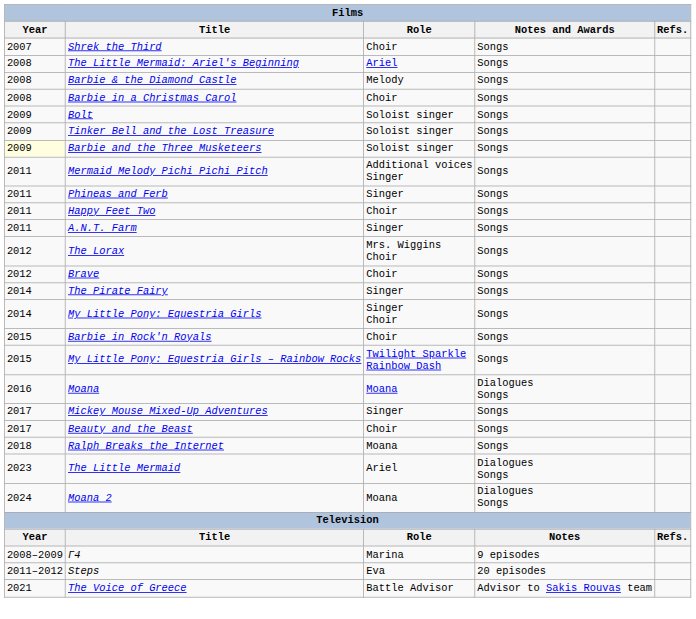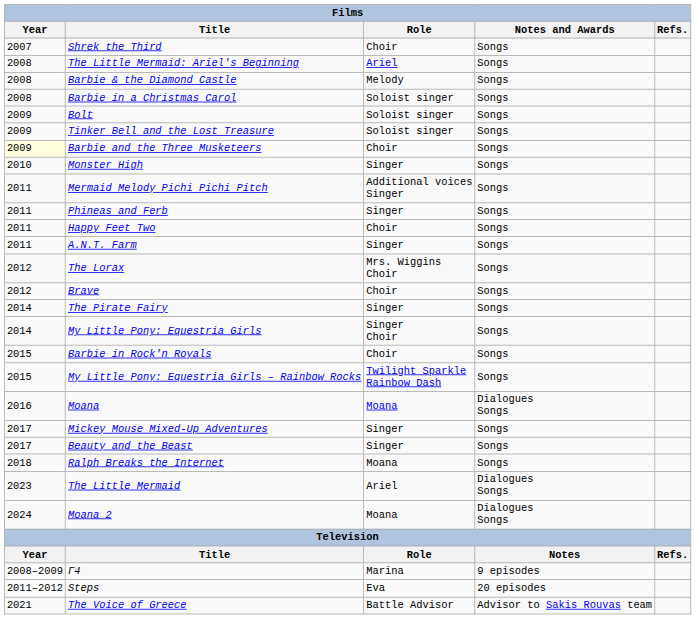(382, 98) Choir -> (410, 98) Soloist singer
(410, 148) Soloist singer -> (382, 148) Choir
+ row: (105, 165)
(382, 429) Choir -> (385, 446) Singer
